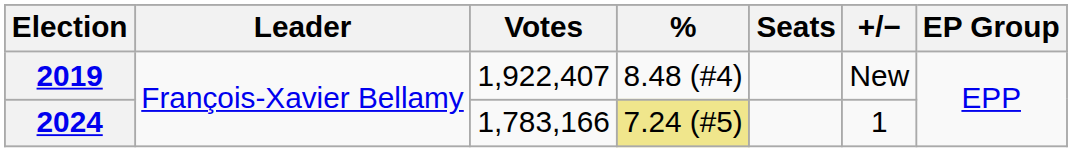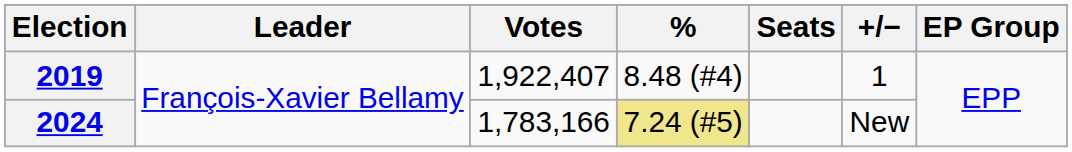(879, 75) New -> (879, 75) 1
(879, 122) 1 -> (879, 122) New
